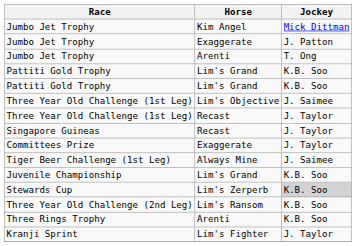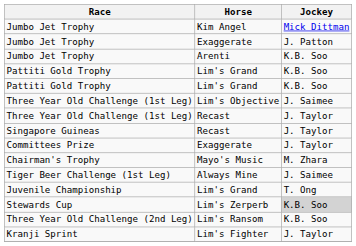(300, 56) T. Ong -> (306, 56) K.B. Soo
+ row: (53, 160)
(306, 175) K.B. Soo -> (300, 190) T. Ong
- row: (56, 219)
